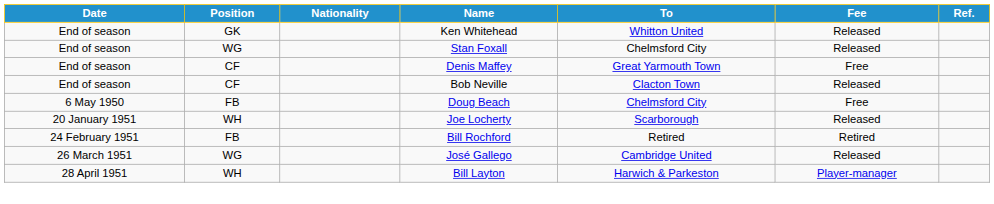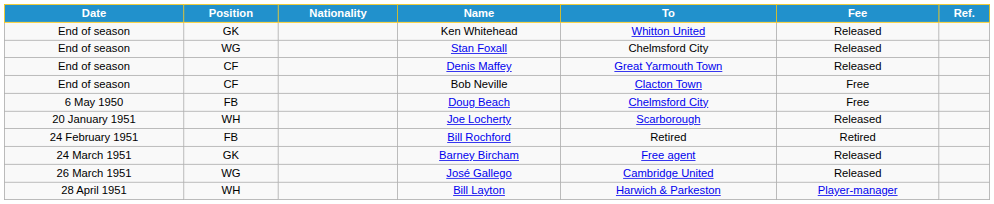(857, 67) Free -> (858, 67) Released
(857, 85) Released -> (858, 85) Free
+ row: (479, 156)
